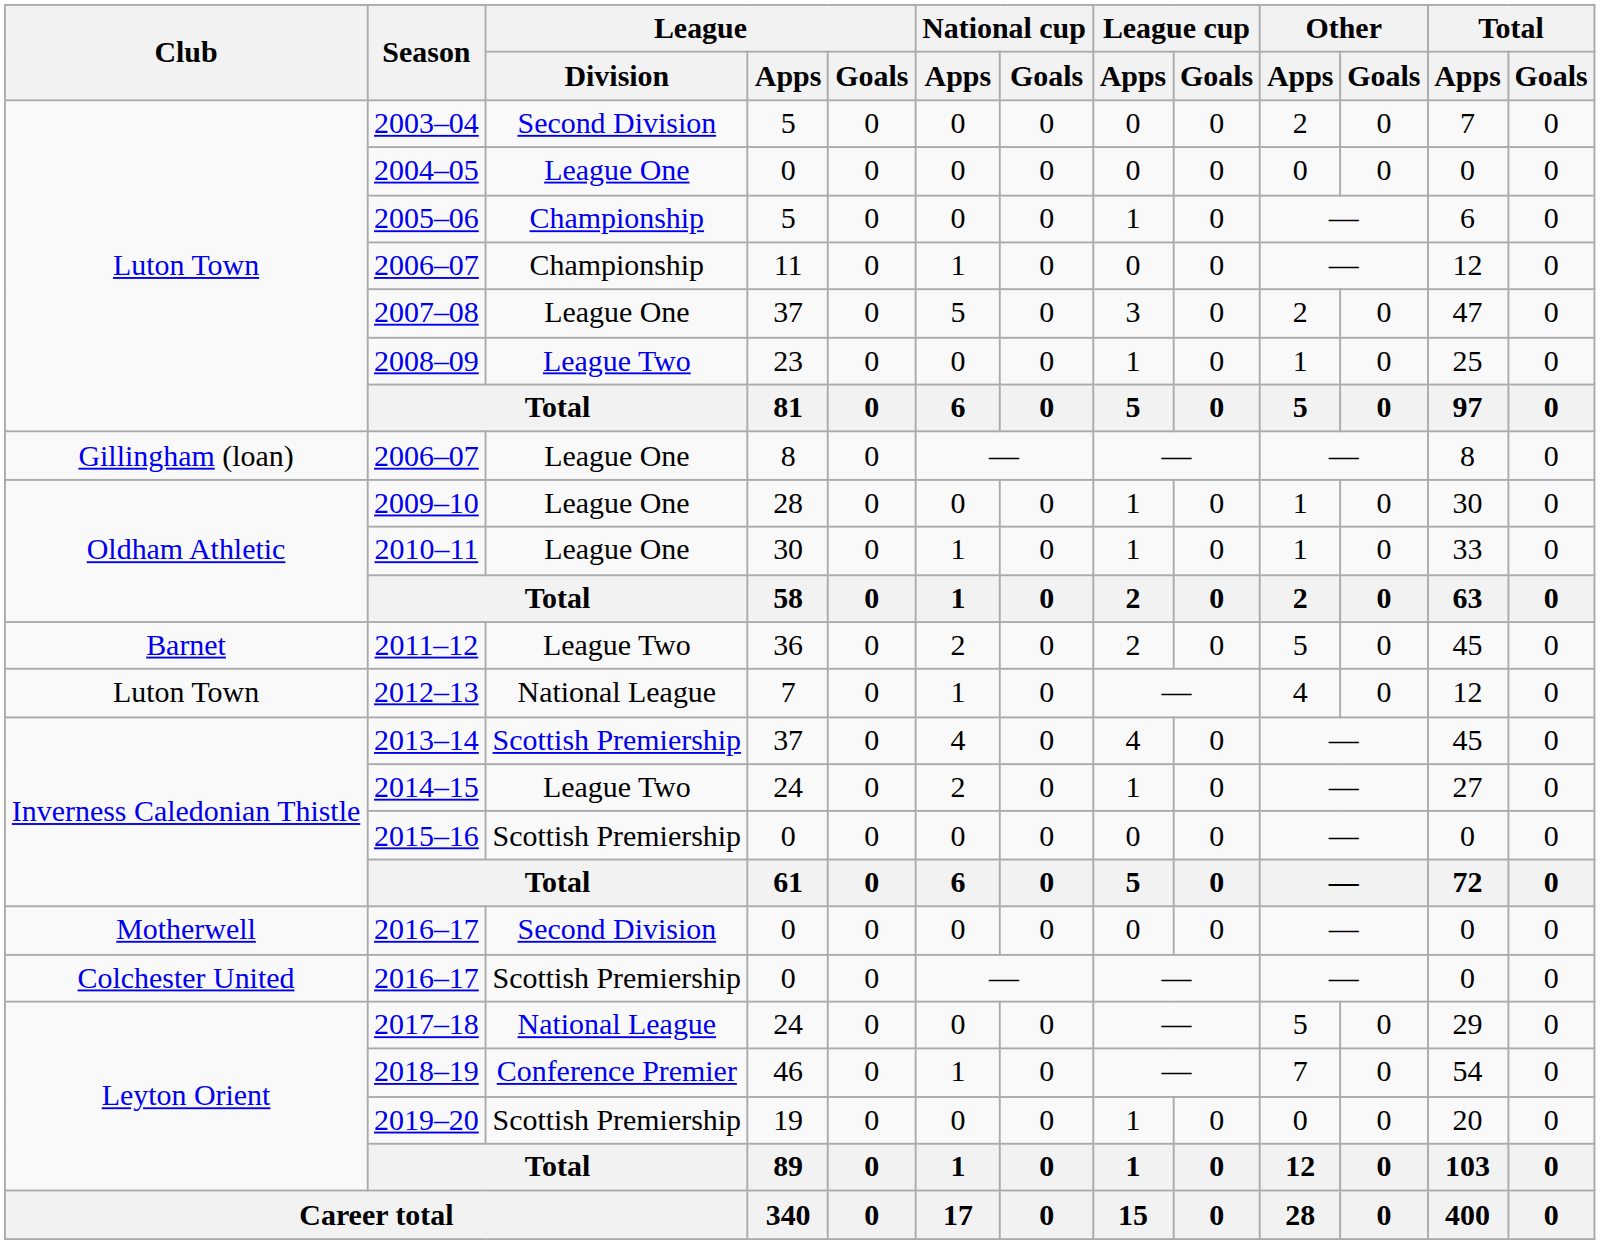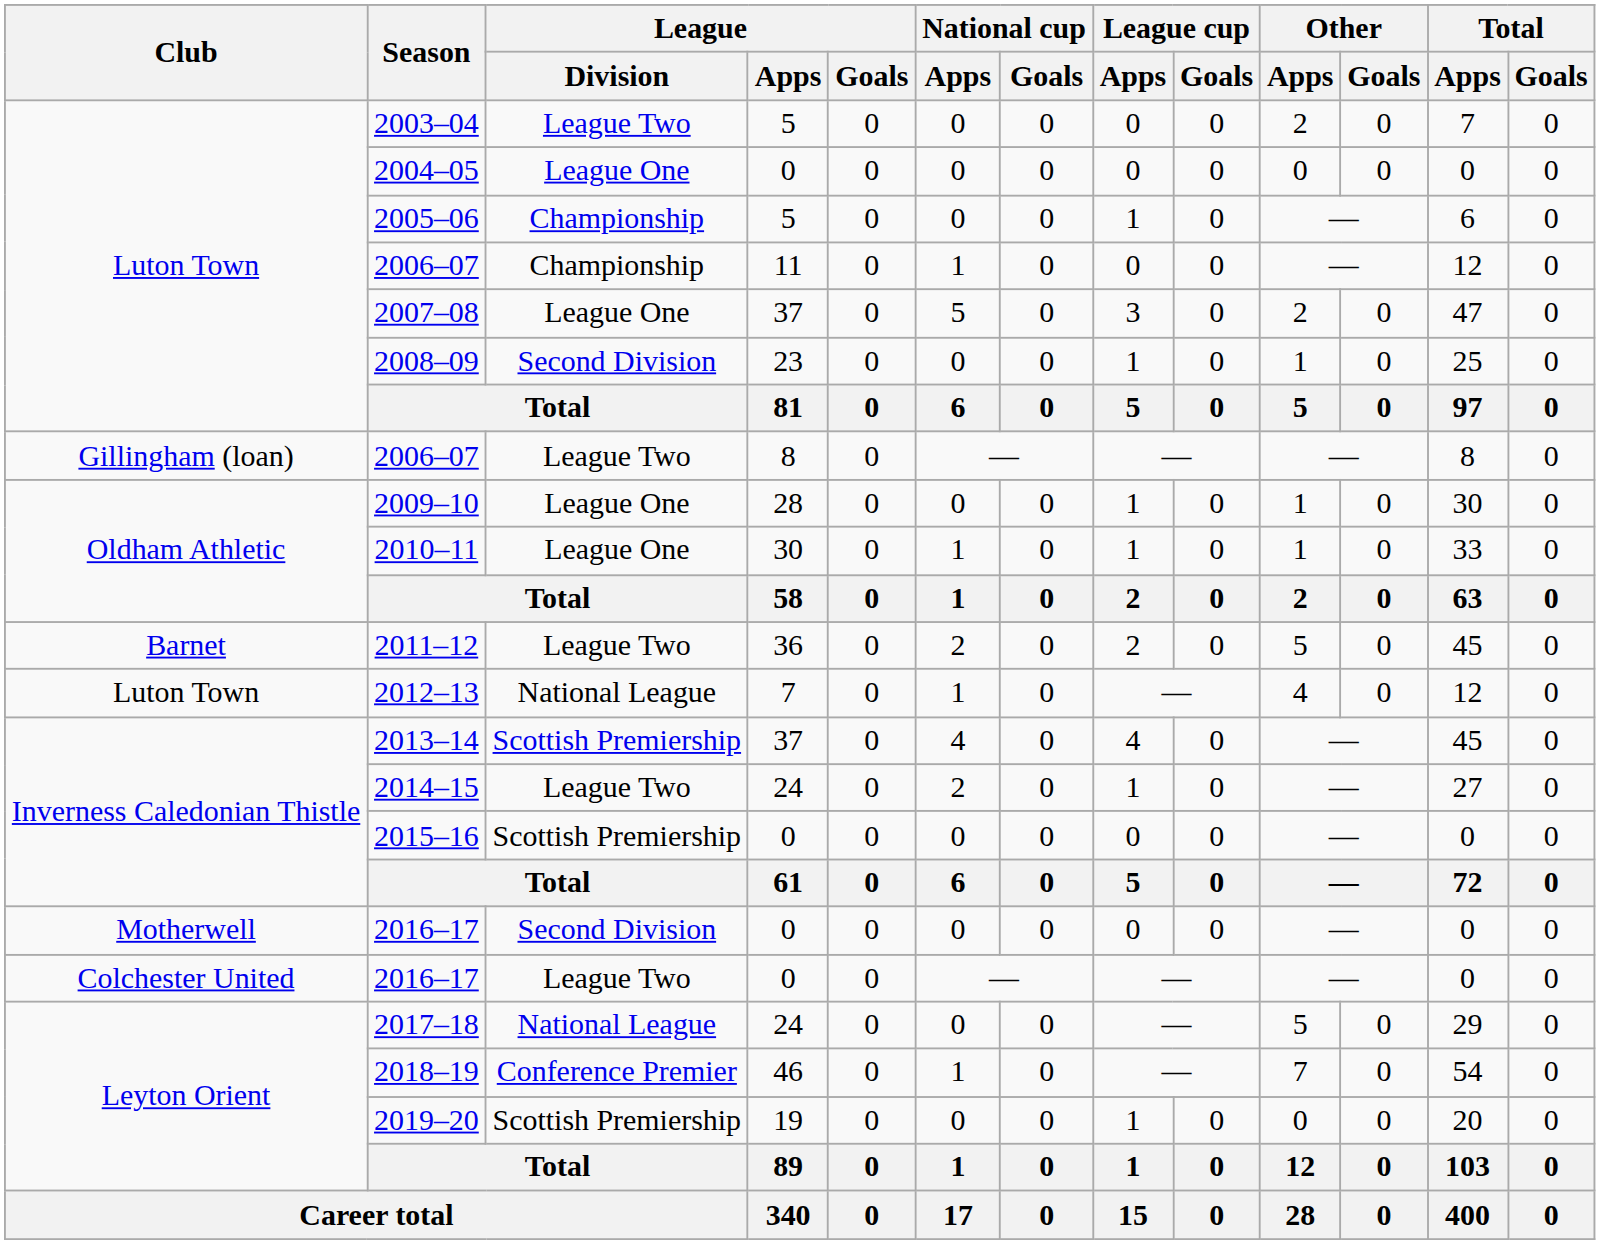(617, 123) Second Division -> (617, 123) League Two
(617, 360) League Two -> (617, 360) Second Division
(617, 455) League One -> (617, 455) League Two
(617, 977) Scottish Premiership -> (617, 977) League Two
